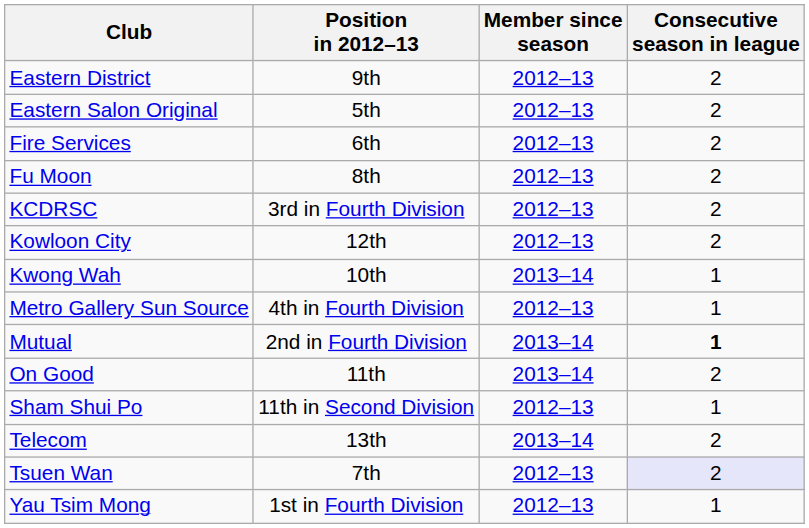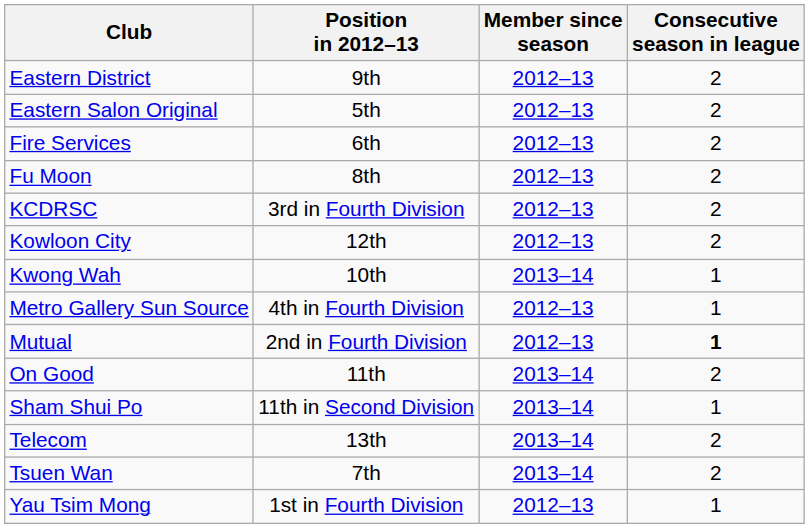(553, 341) 2013–14 -> (553, 341) 2012–13
(553, 407) 2012–13 -> (553, 407) 2013–14
(553, 473) 2012–13 -> (553, 473) 2013–14
(716, 473) lavender background -> (716, 473) no background
